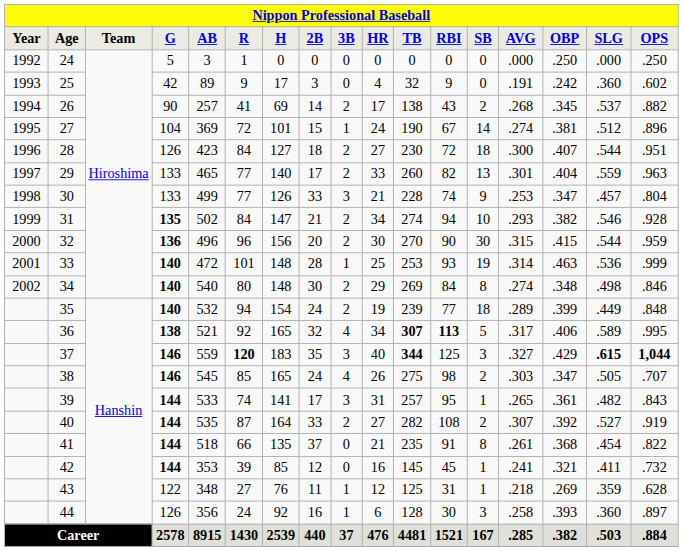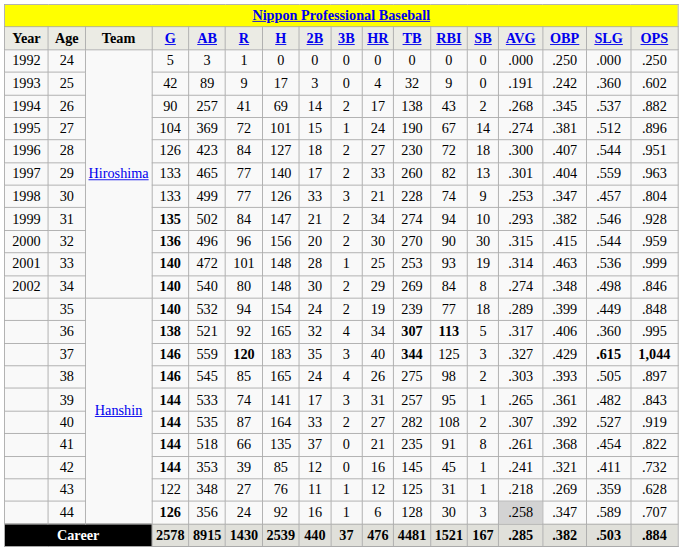(609, 331) .589 -> (609, 331) .360
(565, 377) .347 -> (565, 377) .393
(654, 377) .707 -> (654, 377) .897
(170, 512) normal -> (170, 512) bold
(521, 512) no background -> (521, 512) lightgrey background
(565, 512) .393 -> (565, 512) .347
(609, 512) .360 -> (609, 512) .589
(654, 512) .897 -> (654, 512) .707
